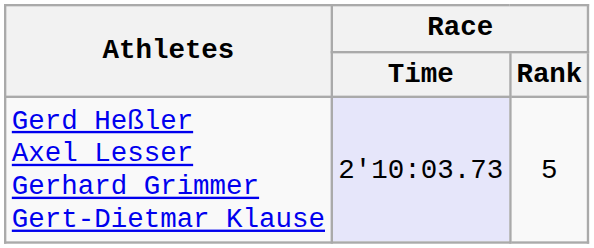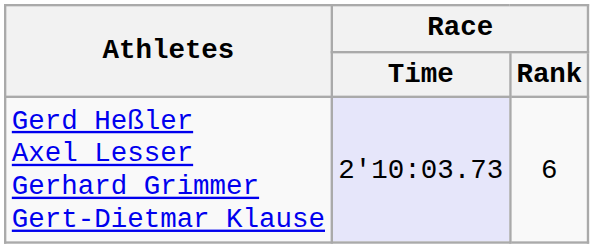(549, 170) 5 -> (549, 170) 6
